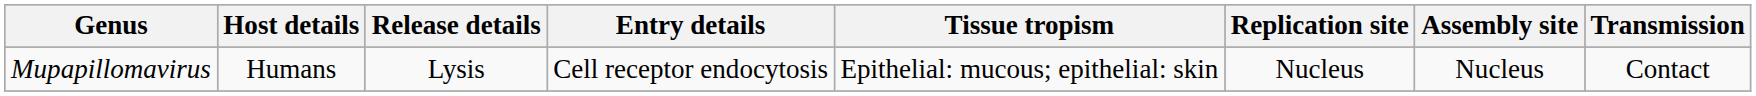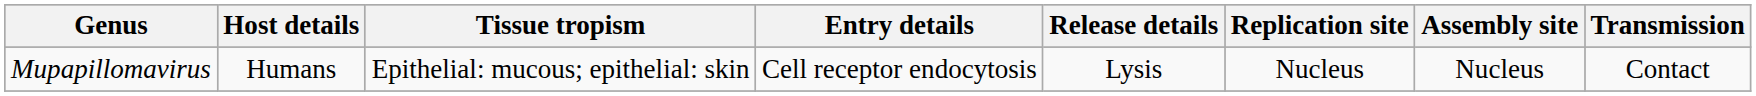columns swapped: (1029, 25) <-> (456, 25)
